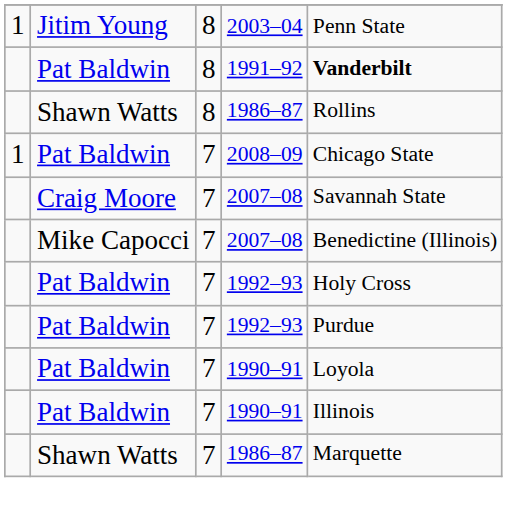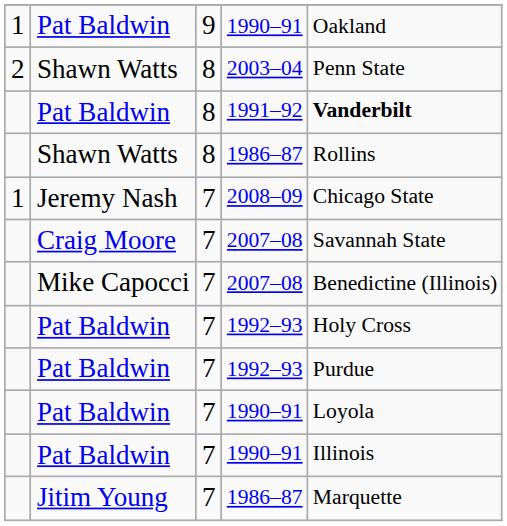+ row: (209, 25)
(18, 25) 1 -> (18, 68) 2
(102, 25) Jitim Young -> (107, 68) Shawn Watts
(104, 154) Pat Baldwin -> (107, 197) Jeremy Nash
(107, 454) Shawn Watts -> (102, 497) Jitim Young
